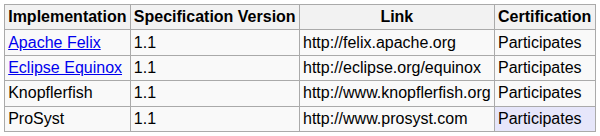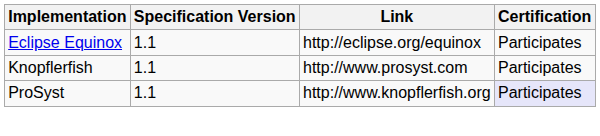- row: (54, 42)
(397, 93) http://www.knopflerfish.org -> (385, 67) http://www.prosyst.com
(385, 118) http://www.prosyst.com -> (397, 93) http://www.knopflerfish.org
